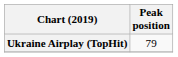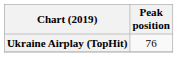(151, 43) 79 -> (151, 43) 76
